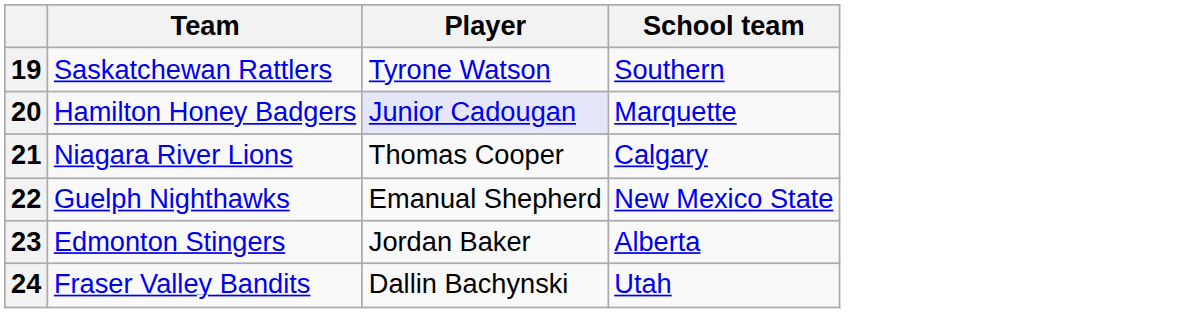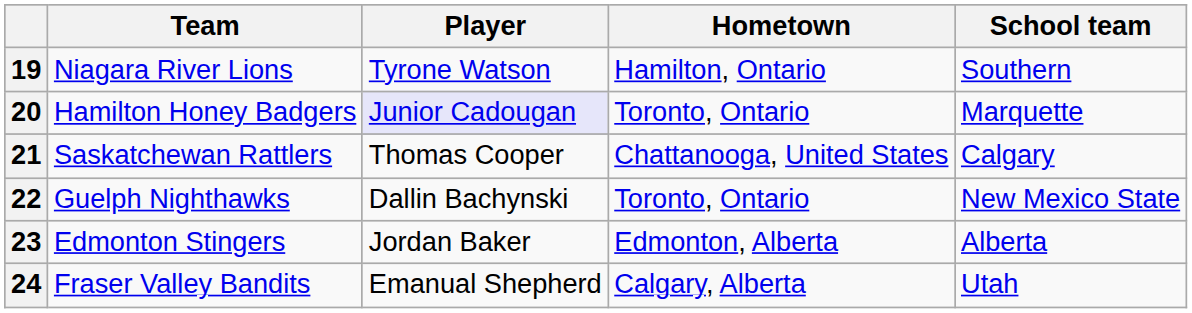+ column: (781, 26)
(193, 69) Saskatchewan Rattlers -> (173, 69) Niagara River Lions
(173, 155) Niagara River Lions -> (193, 155) Saskatchewan Rattlers
(485, 198) Emanual Shepherd -> (469, 198) Dallin Bachynski
(469, 284) Dallin Bachynski -> (485, 284) Emanual Shepherd
